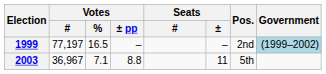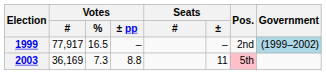(68, 45) 77,197 -> (68, 45) 77,917
(68, 61) 36,967 -> (68, 61) 36,169
(101, 61) 7.1 -> (101, 61) 7.3
(247, 61) no background -> (247, 61) pink background
